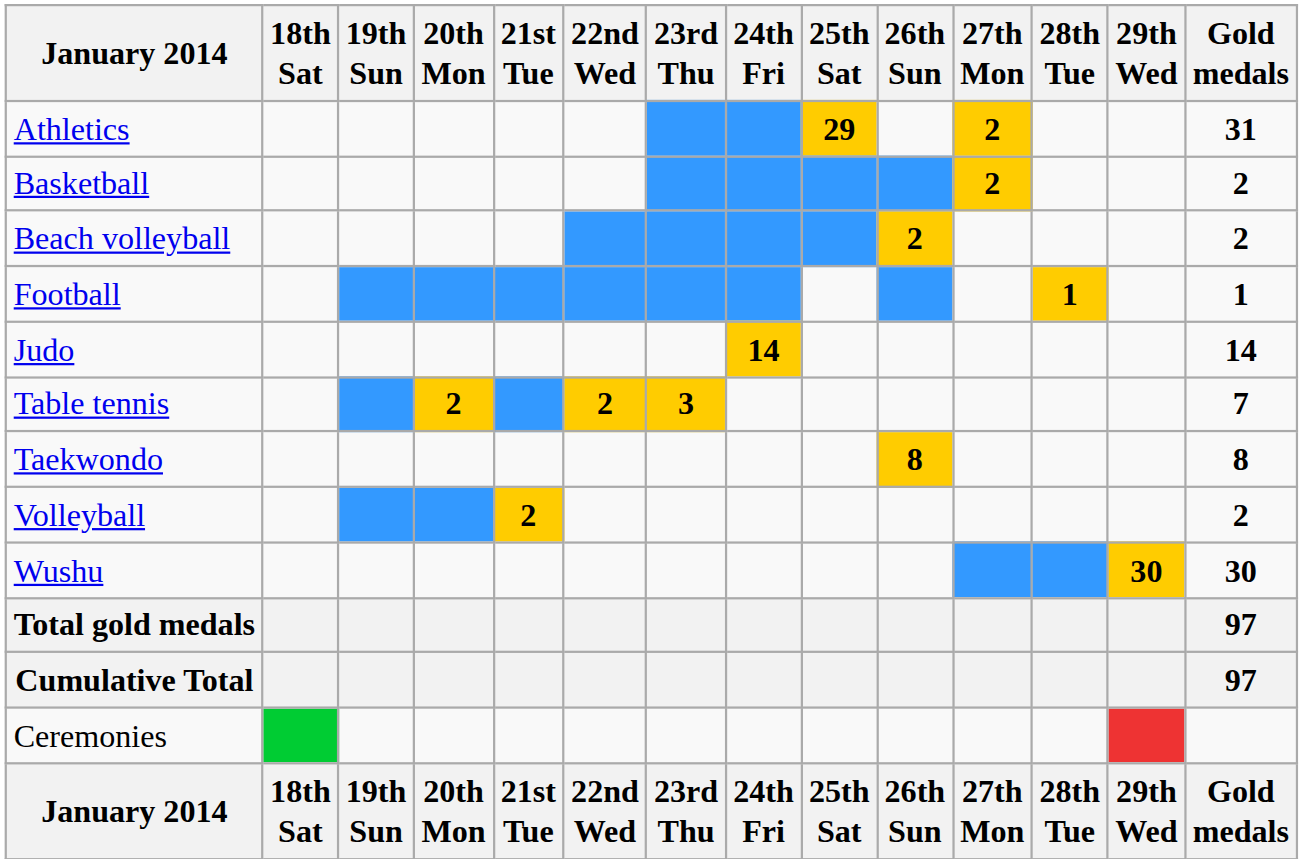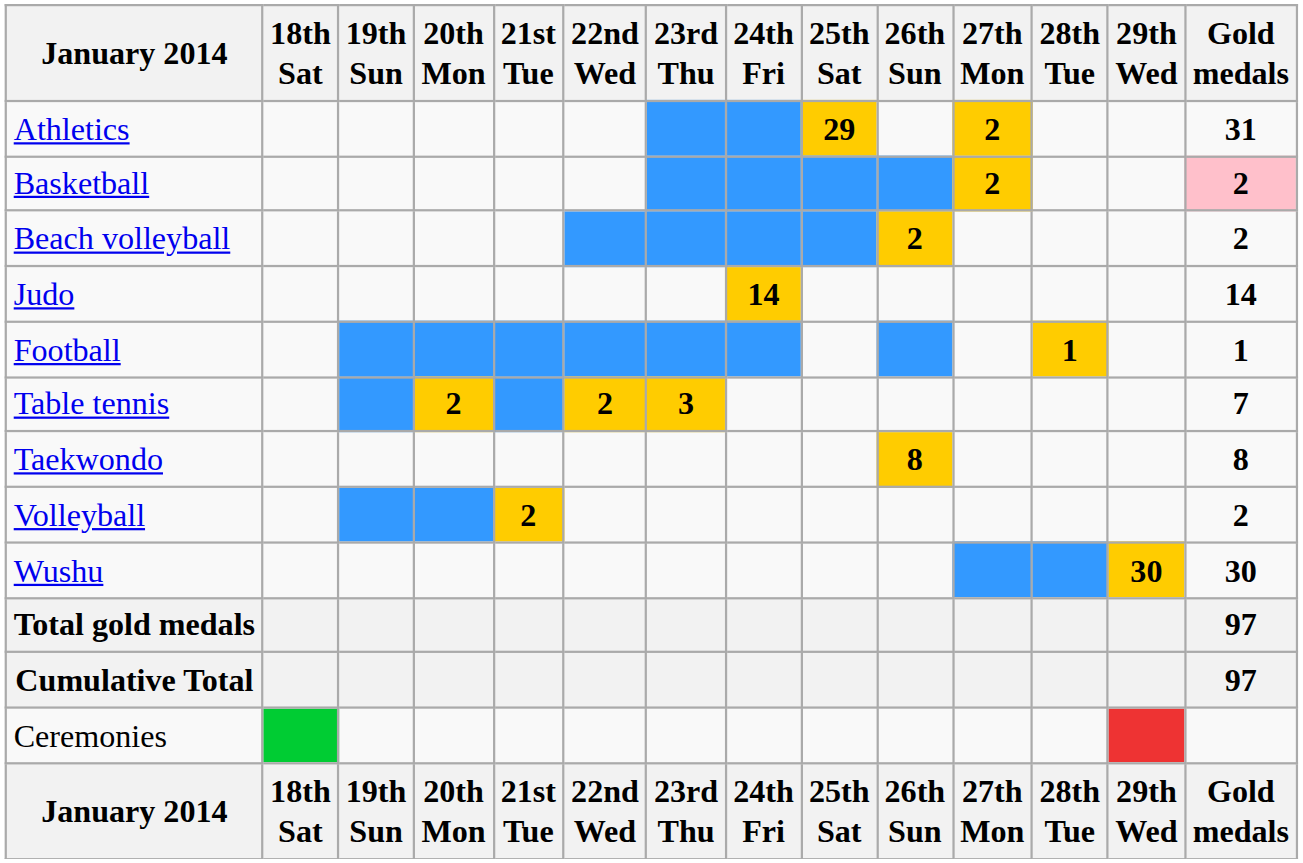(1241, 183) no background -> (1241, 183) pink background
rows swapped: (67, 294) <-> (44, 349)
